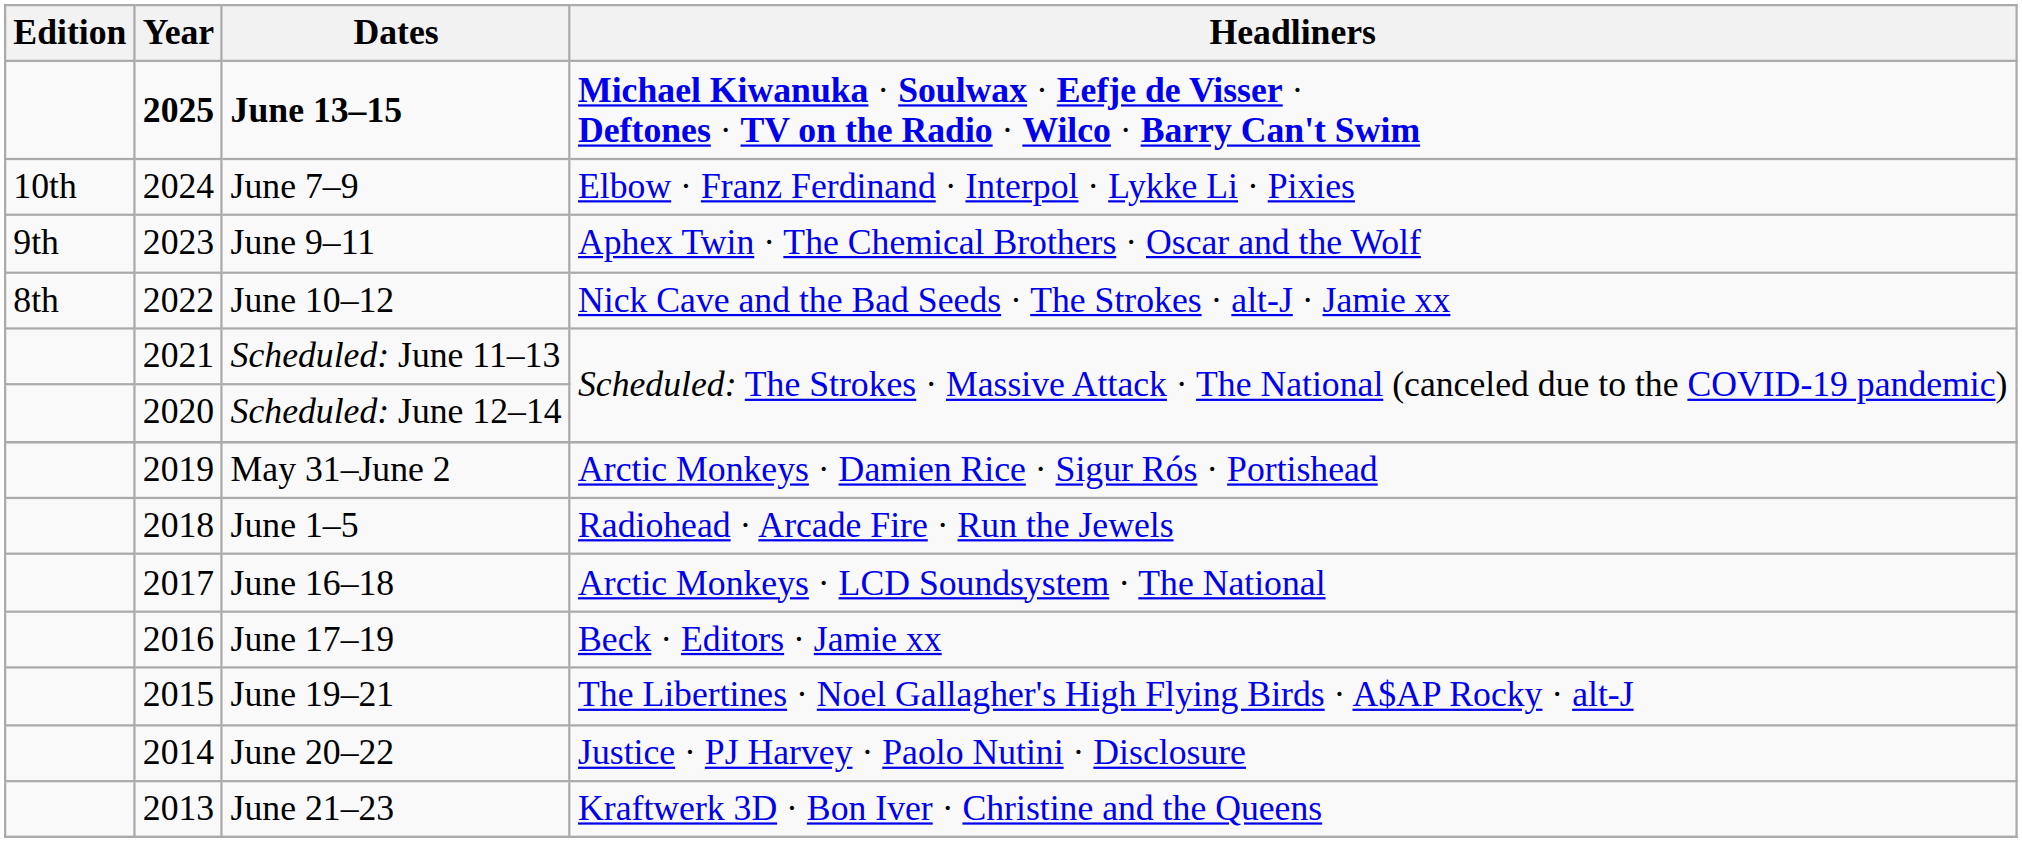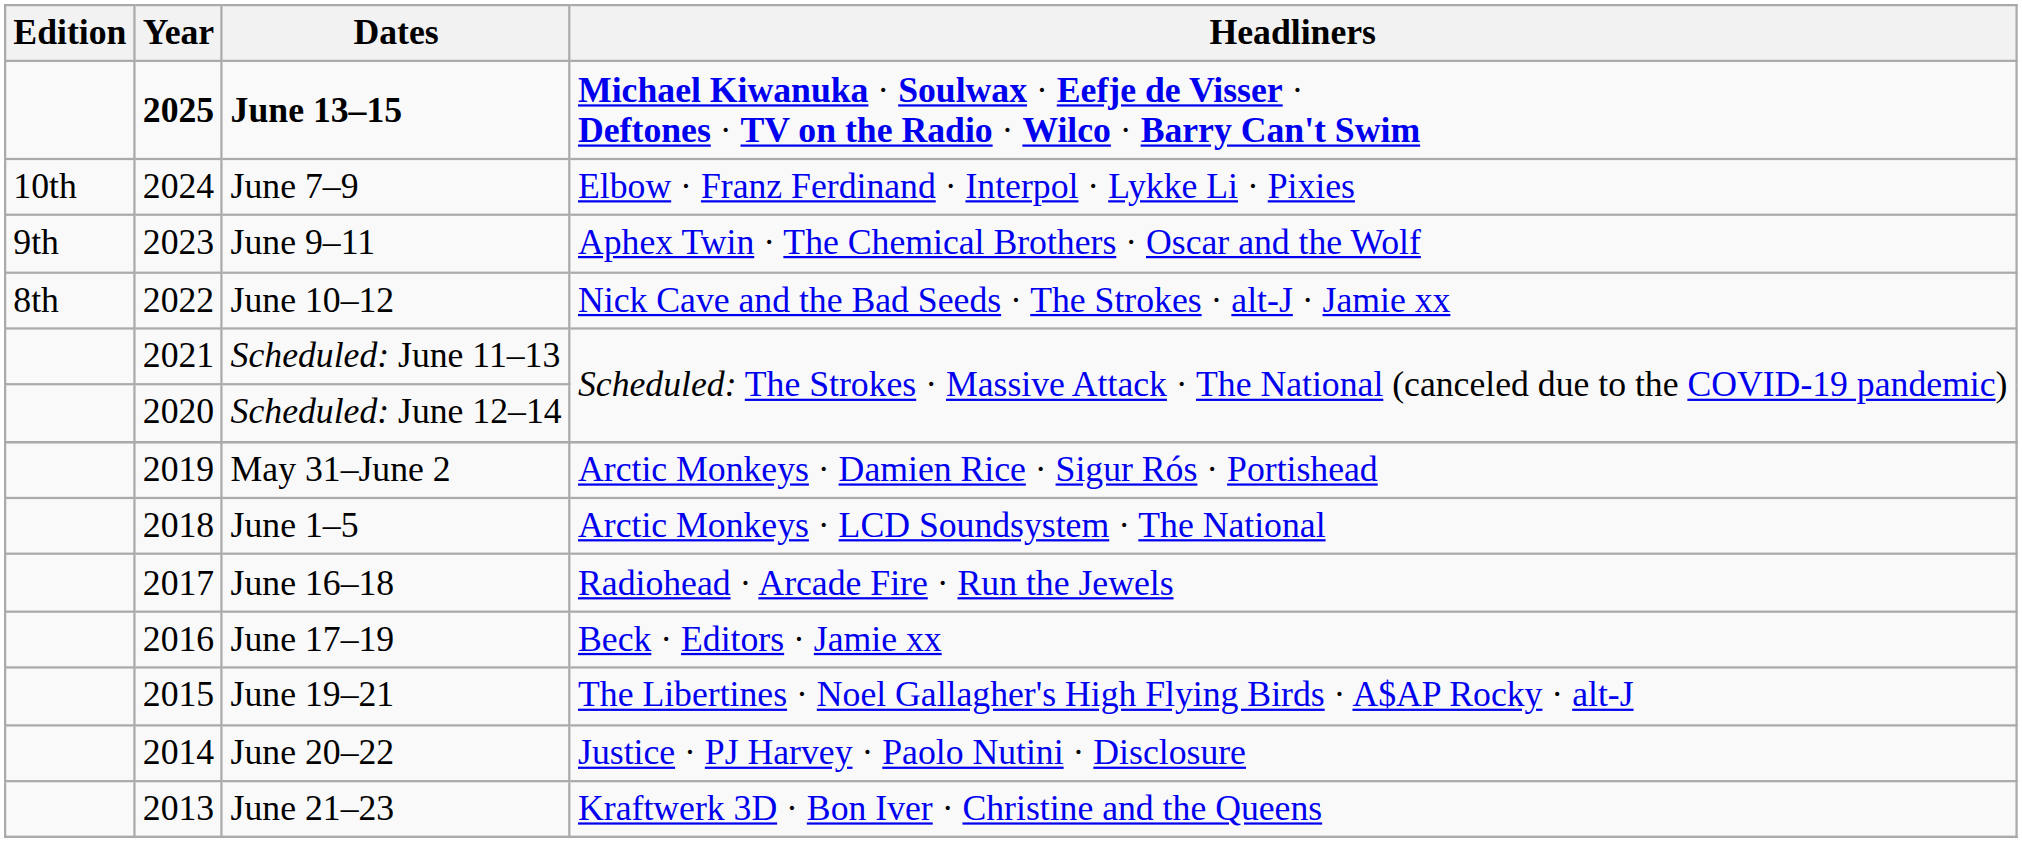(876, 525) Radiohead · Arcade Fire · Run the Jewels -> (952, 525) Arctic Monkeys · LCD Soundsystem · The National
(952, 582) Arctic Monkeys · LCD Soundsystem · The National -> (876, 582) Radiohead · Arcade Fire · Run the Jewels
